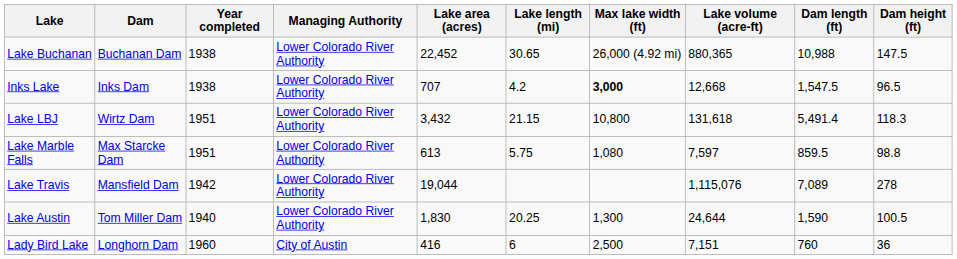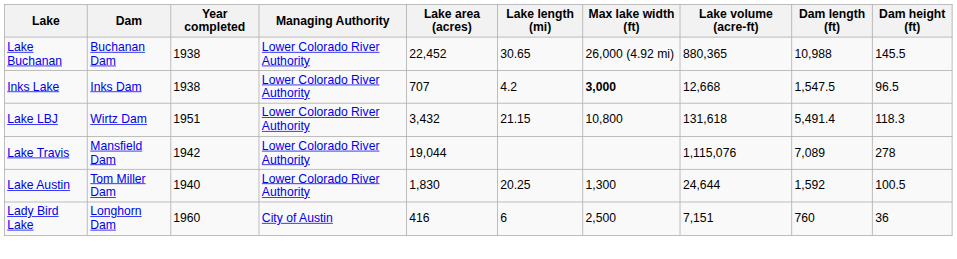(892, 53) 147.5 -> (890, 53) 145.5
- row: (41, 152)
(813, 218) 1,590 -> (810, 185) 1,592
